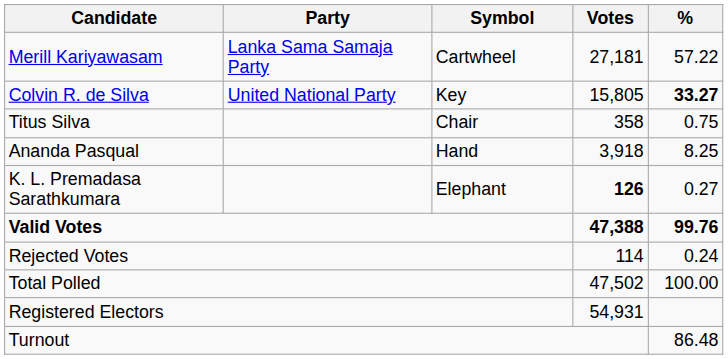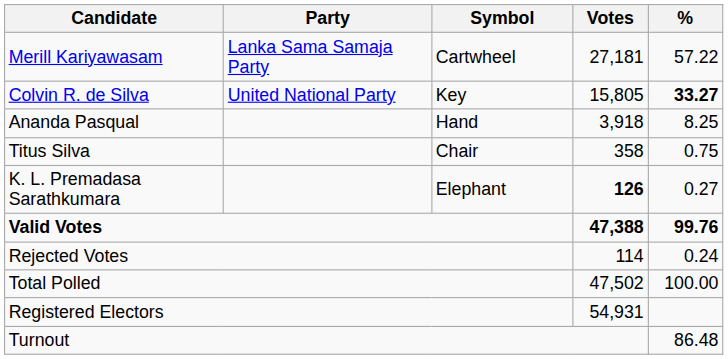rows swapped: (74, 151) <-> (49, 123)
